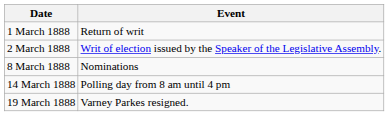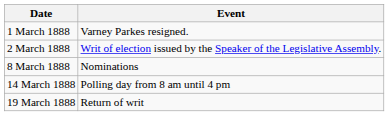(112, 31) Return of writ -> (134, 31) Varney Parkes resigned.
(134, 102) Varney Parkes resigned. -> (112, 102) Return of writ
